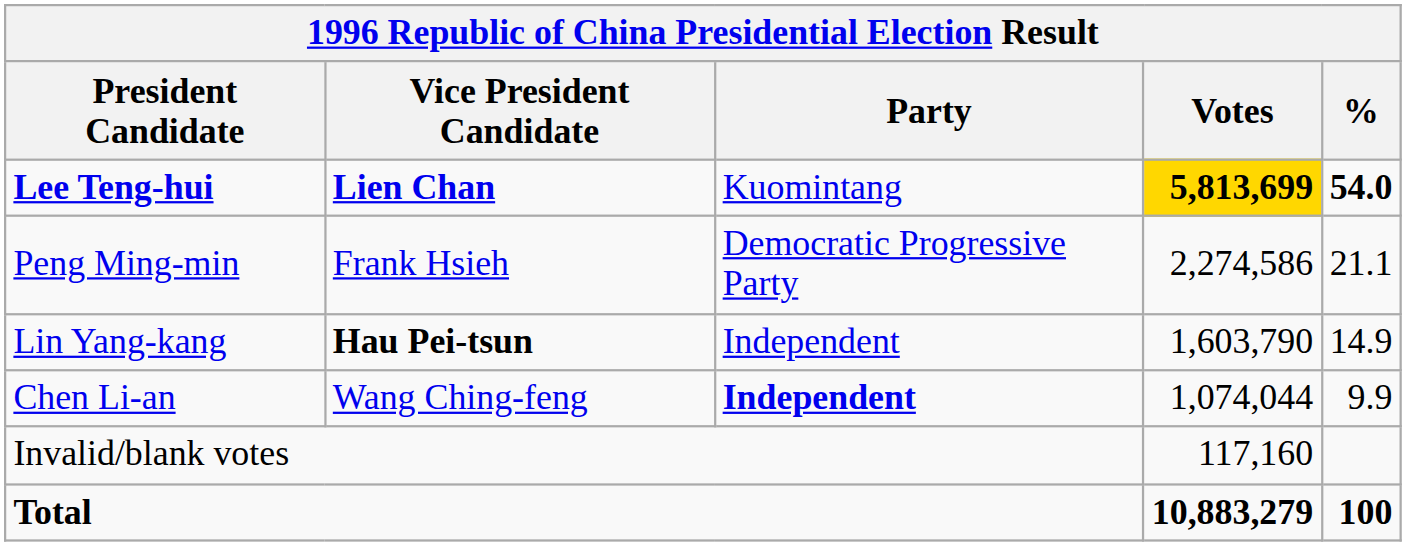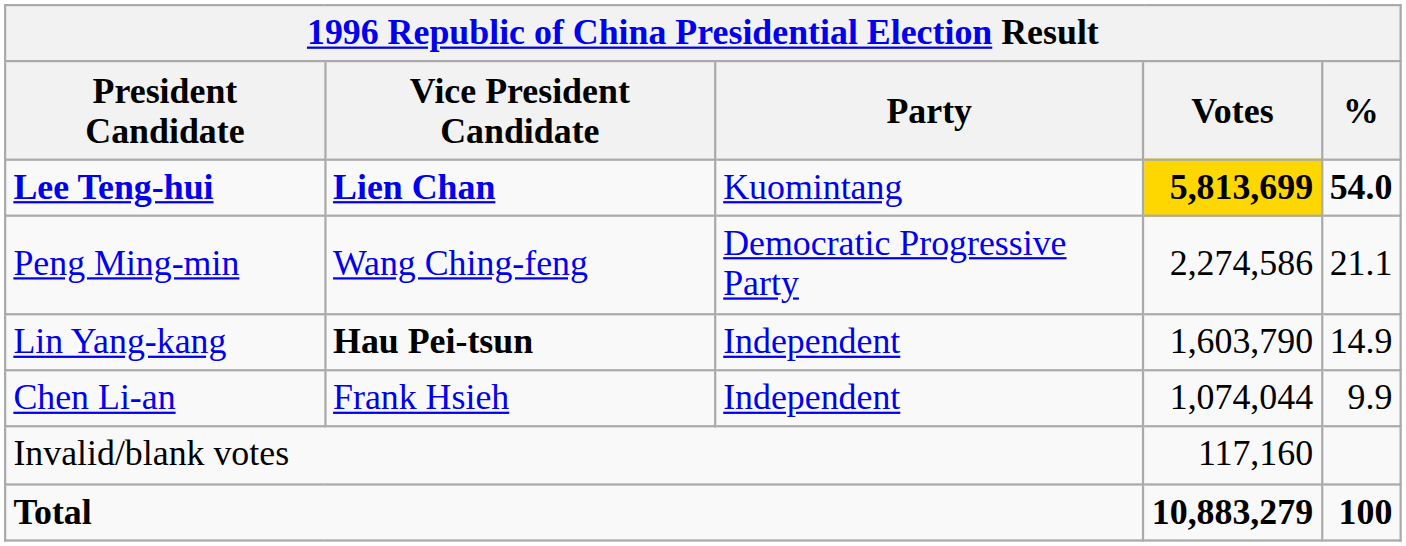(421, 263) Frank Hsieh -> (460, 263) Wang Ching-feng
(460, 397) Wang Ching-feng -> (421, 397) Frank Hsieh
(819, 397) bold -> (812, 397) normal
